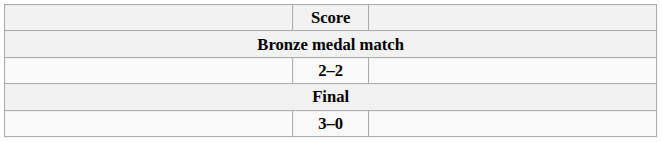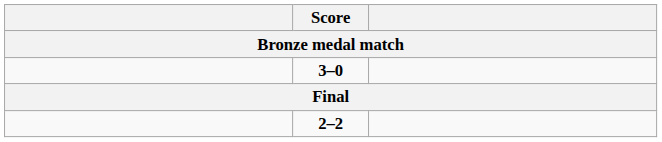rows swapped: (331, 70) <-> (331, 123)
